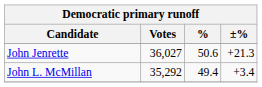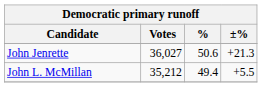(166, 72) 35,292 -> (166, 72) 35,212
(244, 72) +3.4 -> (244, 72) +5.5
